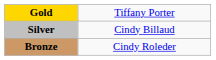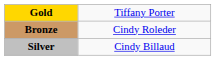rows swapped: (41, 30) <-> (41, 47)
